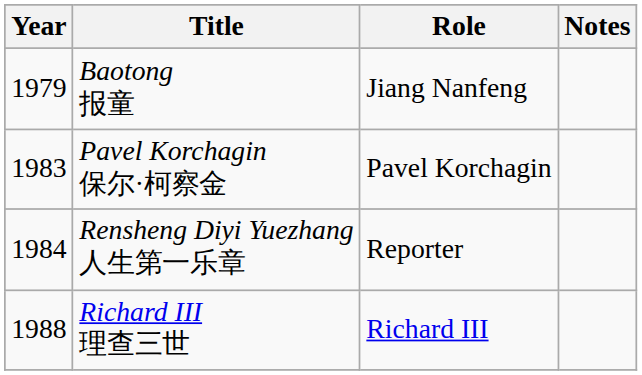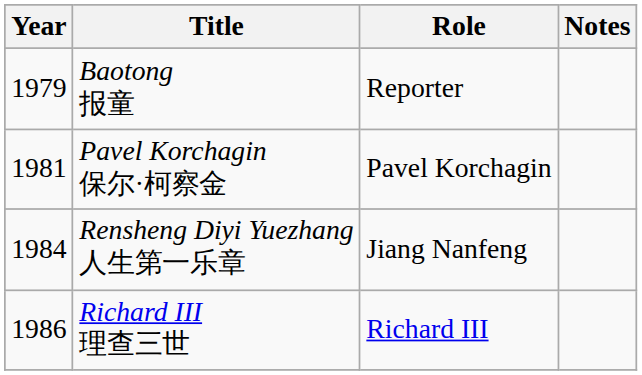(447, 88) Jiang Nanfeng -> (415, 88) Reporter
(39, 168) 1983 -> (39, 168) 1981
(415, 248) Reporter -> (447, 248) Jiang Nanfeng
(39, 329) 1988 -> (39, 329) 1986
